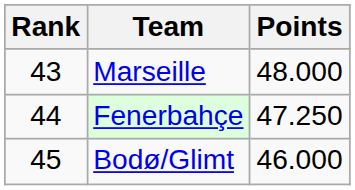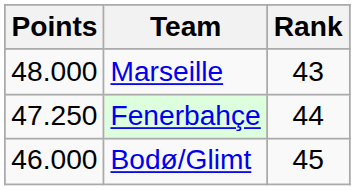columns swapped: (46, 26) <-> (300, 26)
